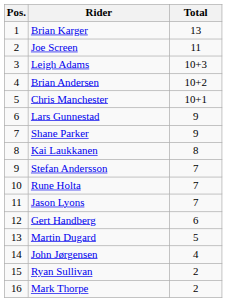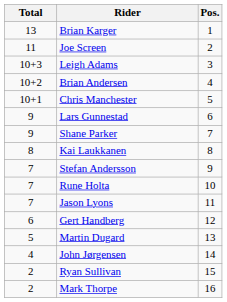columns swapped: (16, 13) <-> (196, 13)
